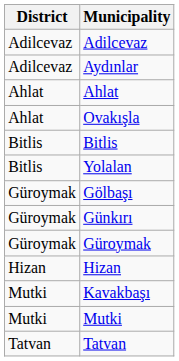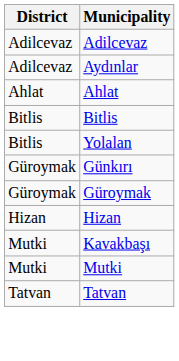- row: (111, 117)
- row: (108, 192)
